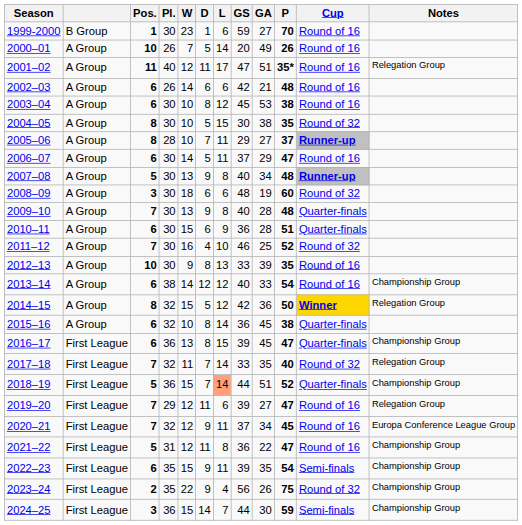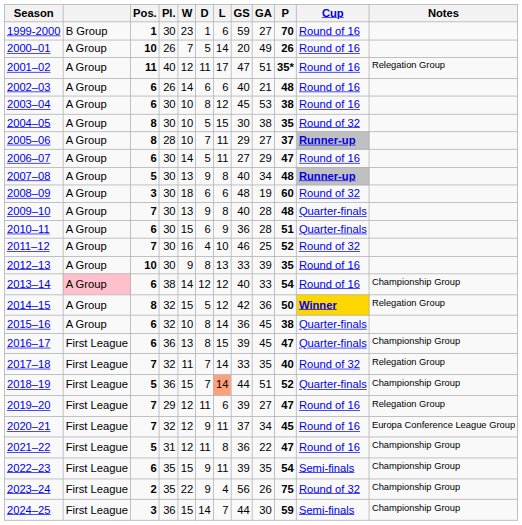(244, 87) 42 -> (244, 87) 40
(244, 158) 37 -> (244, 158) 27
(86, 284) no background -> (86, 284) pink background
